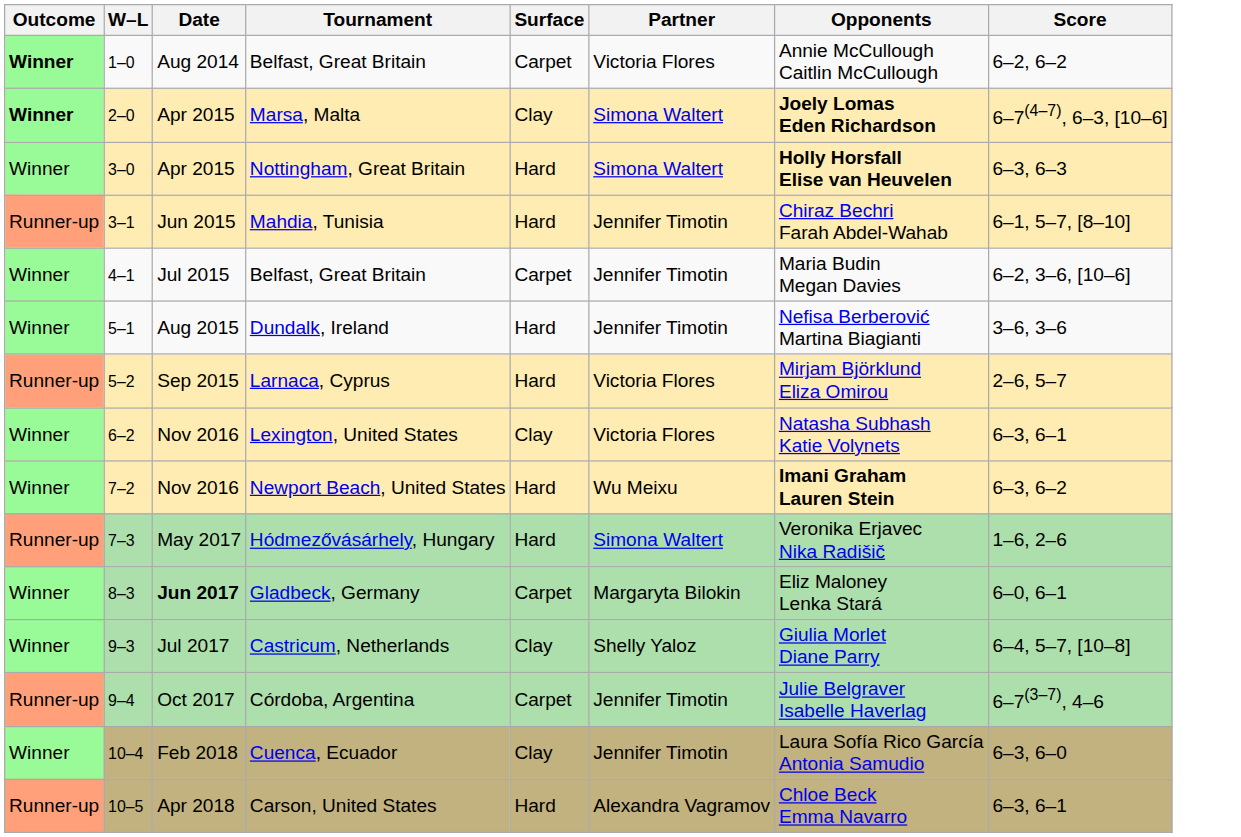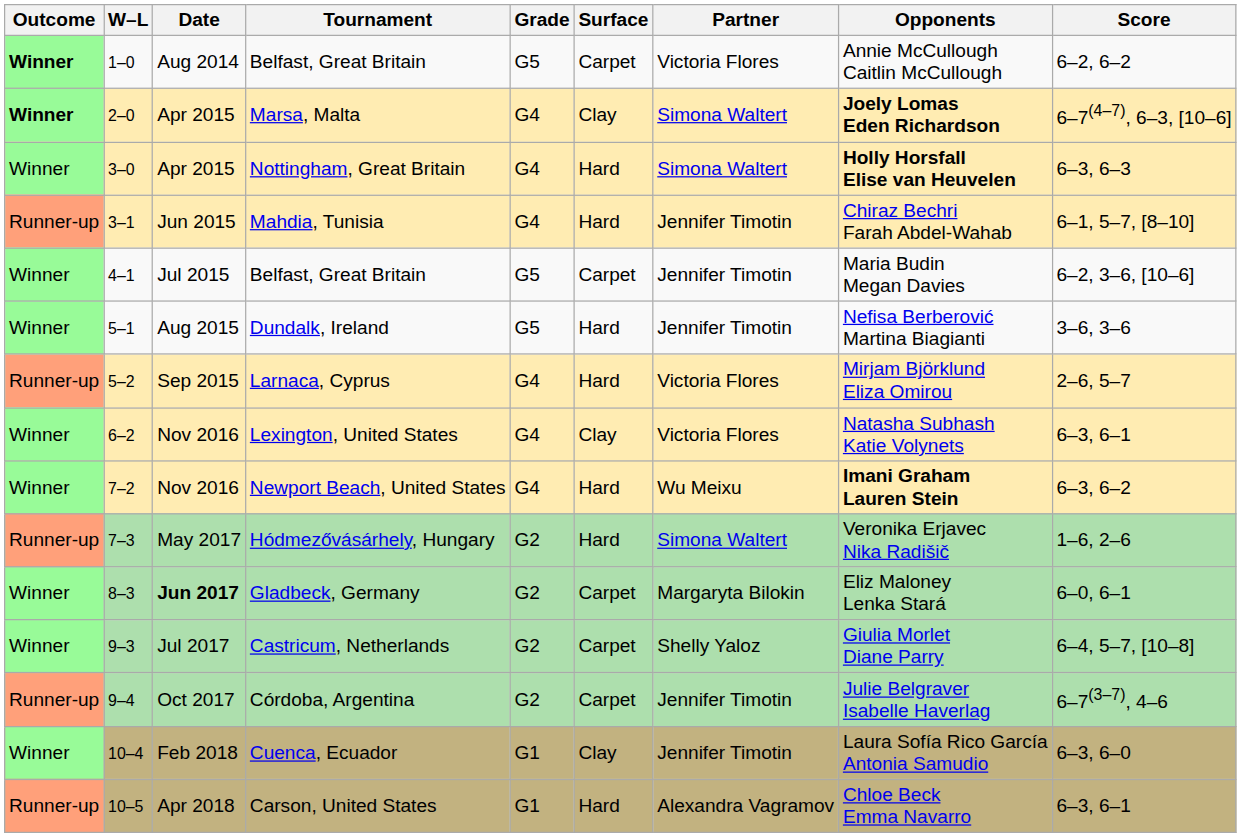+ column: (542, 19)
(533, 645) Clay -> (607, 645) Carpet
